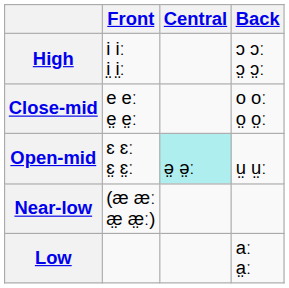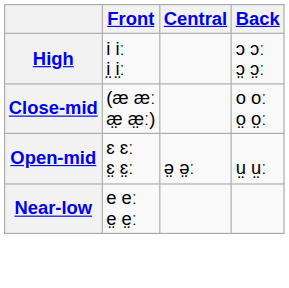(122, 108) e eː e̤ e̤ː -> (131, 108) (æ æː æ̤ æ̤ː)
(179, 168) paleturquoise background -> (179, 168) no background
(131, 208) (æ æː æ̤ æ̤ː) -> (122, 208) e eː e̤ e̤ː
- row: (53, 258)
